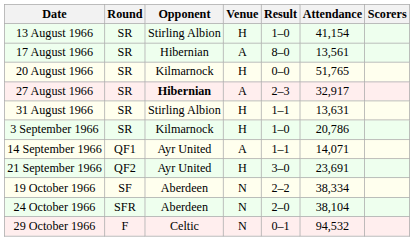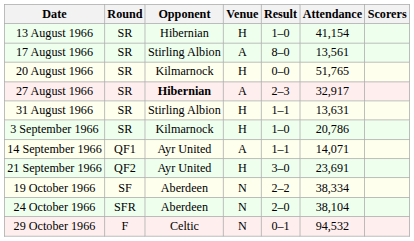(184, 33) Stirling Albion -> (184, 33) Hibernian
(184, 52) Hibernian -> (184, 52) Stirling Albion
